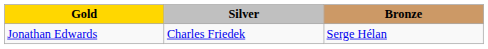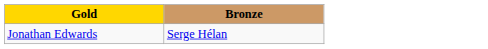- column: (244, 14)
